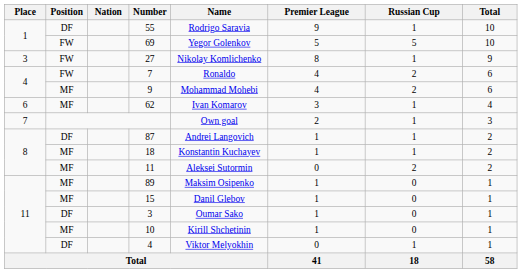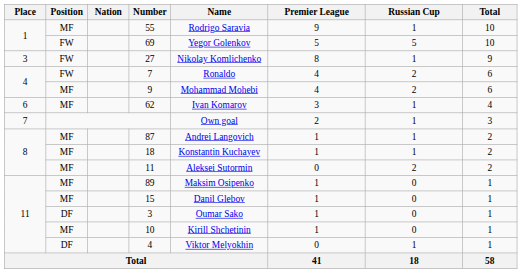(67, 27) DF -> (67, 27) MF
(67, 136) DF -> (67, 136) MF
